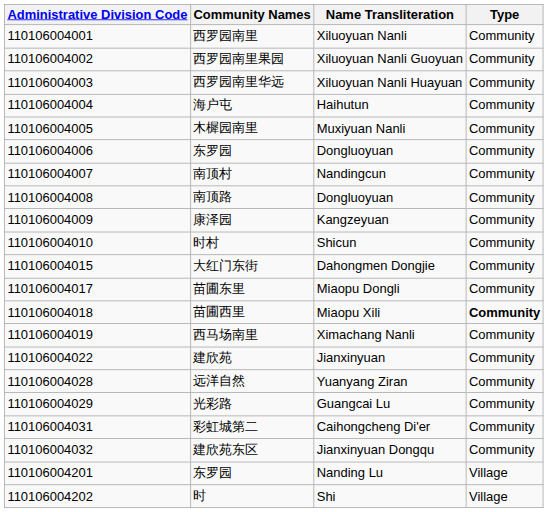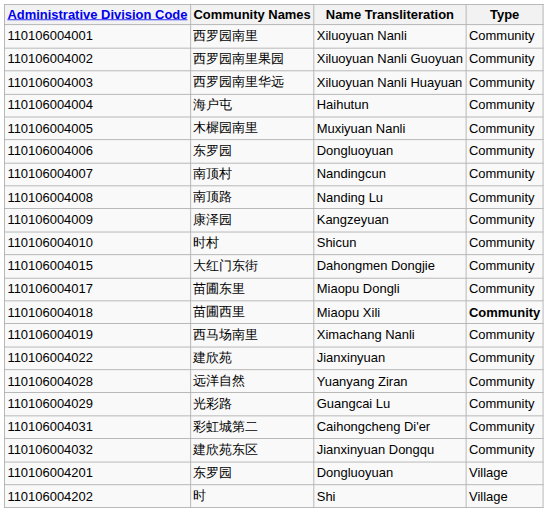(355, 197) Dongluoyuan -> (350, 197) Nanding Lu
(350, 473) Nanding Lu -> (355, 473) Dongluoyuan
